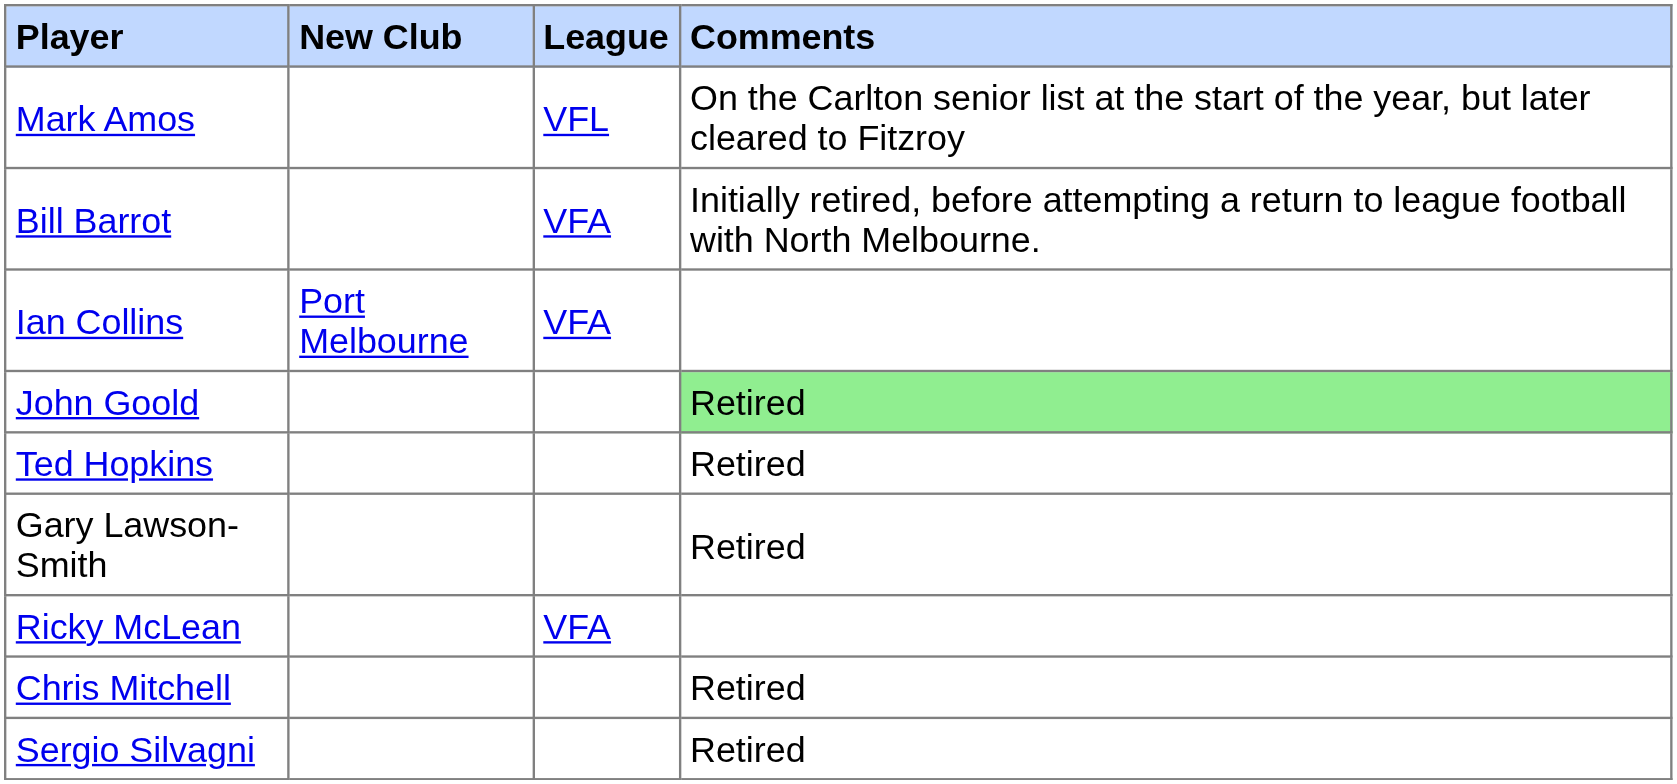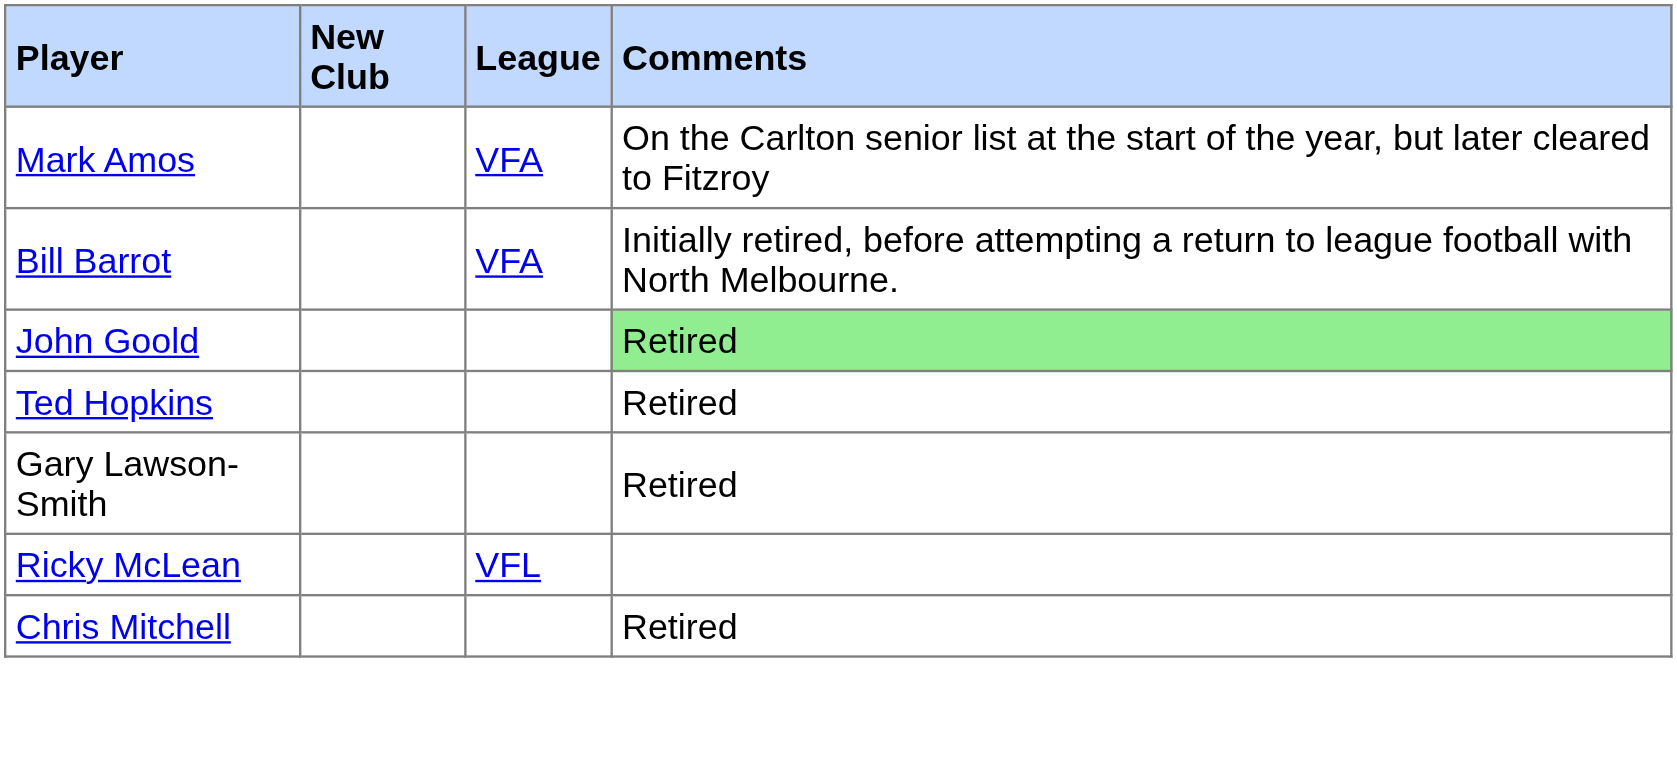(576, 117) VFL -> (509, 157) VFA
- row: (99, 320)
(577, 626) VFA -> (508, 564) VFL
- row: (135, 749)
